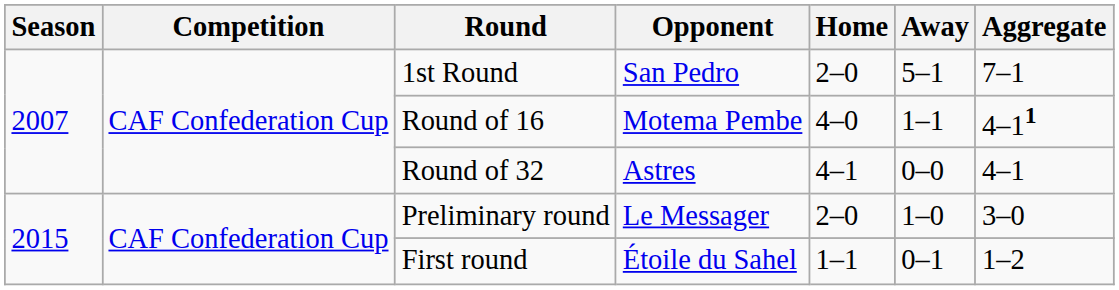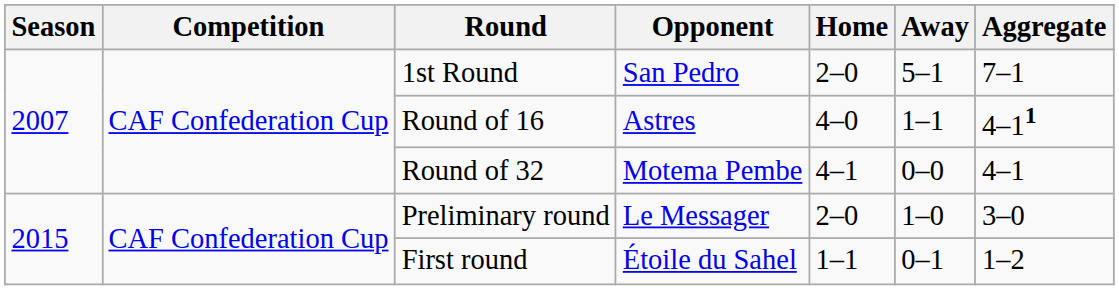(713, 121) Motema Pembe -> (659, 121) Astres
(659, 170) Astres -> (713, 170) Motema Pembe
